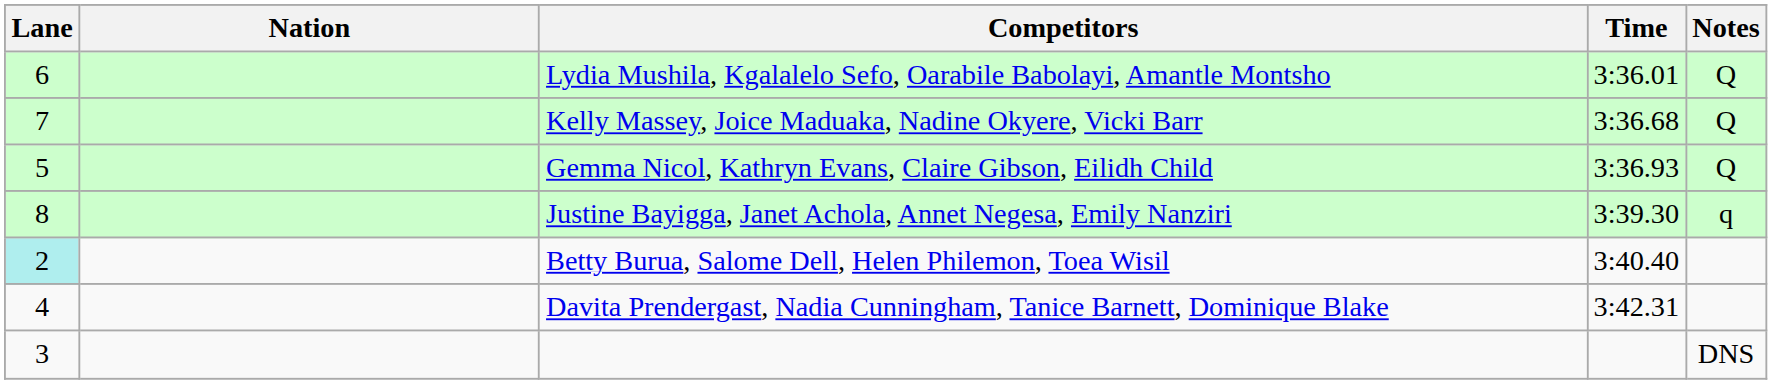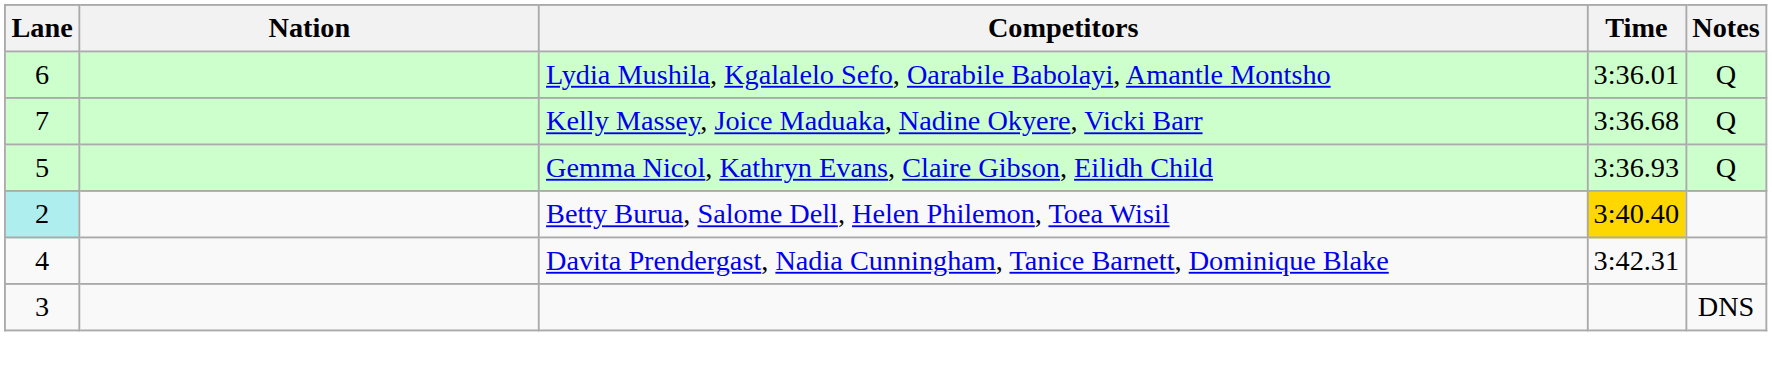- row: (889, 214)
(1636, 261) no background -> (1636, 214) gold background
